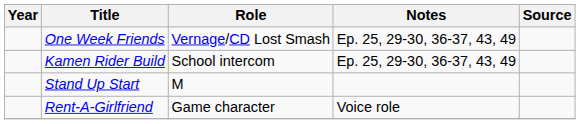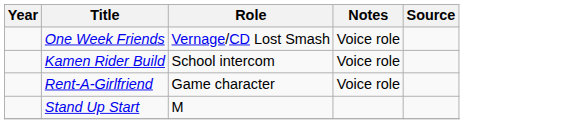(426, 38) Ep. 25, 29-30, 36-37, 43, 49 -> (368, 38) Voice role
(426, 61) Ep. 25, 29-30, 36-37, 43, 49 -> (368, 61) Voice role
rows swapped: (99, 107) <-> (92, 84)
